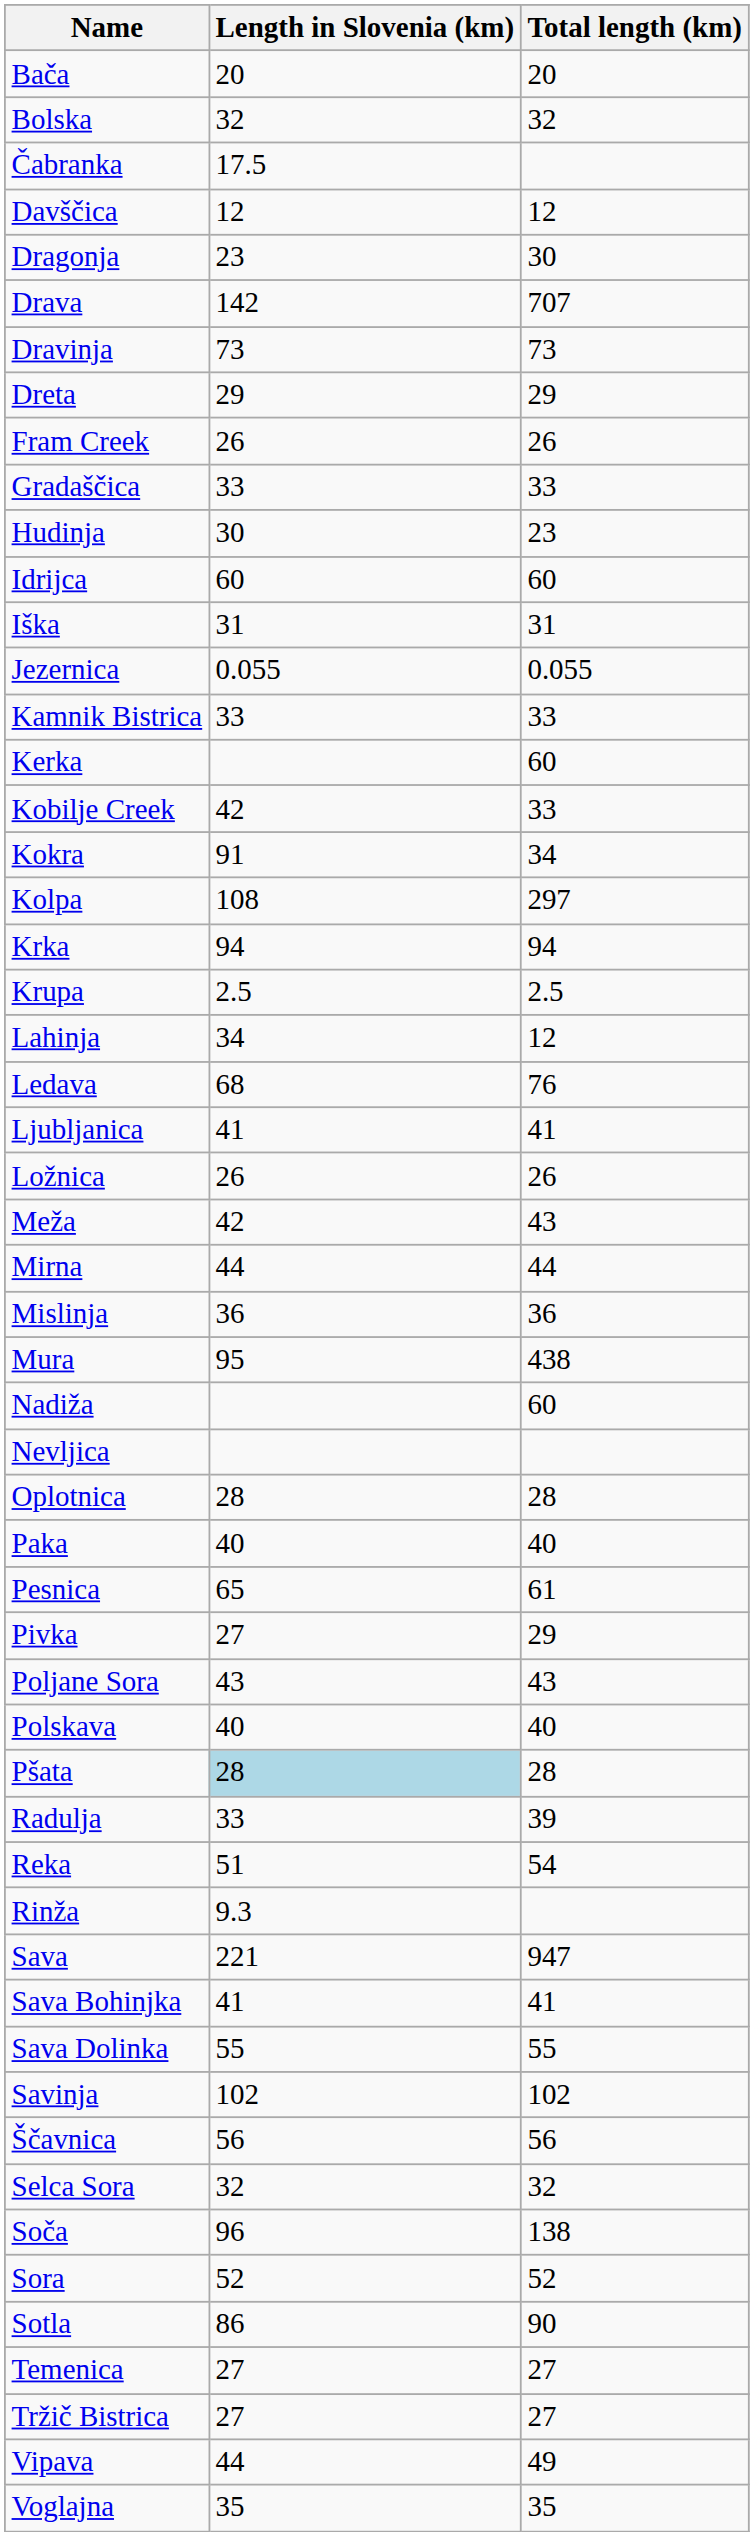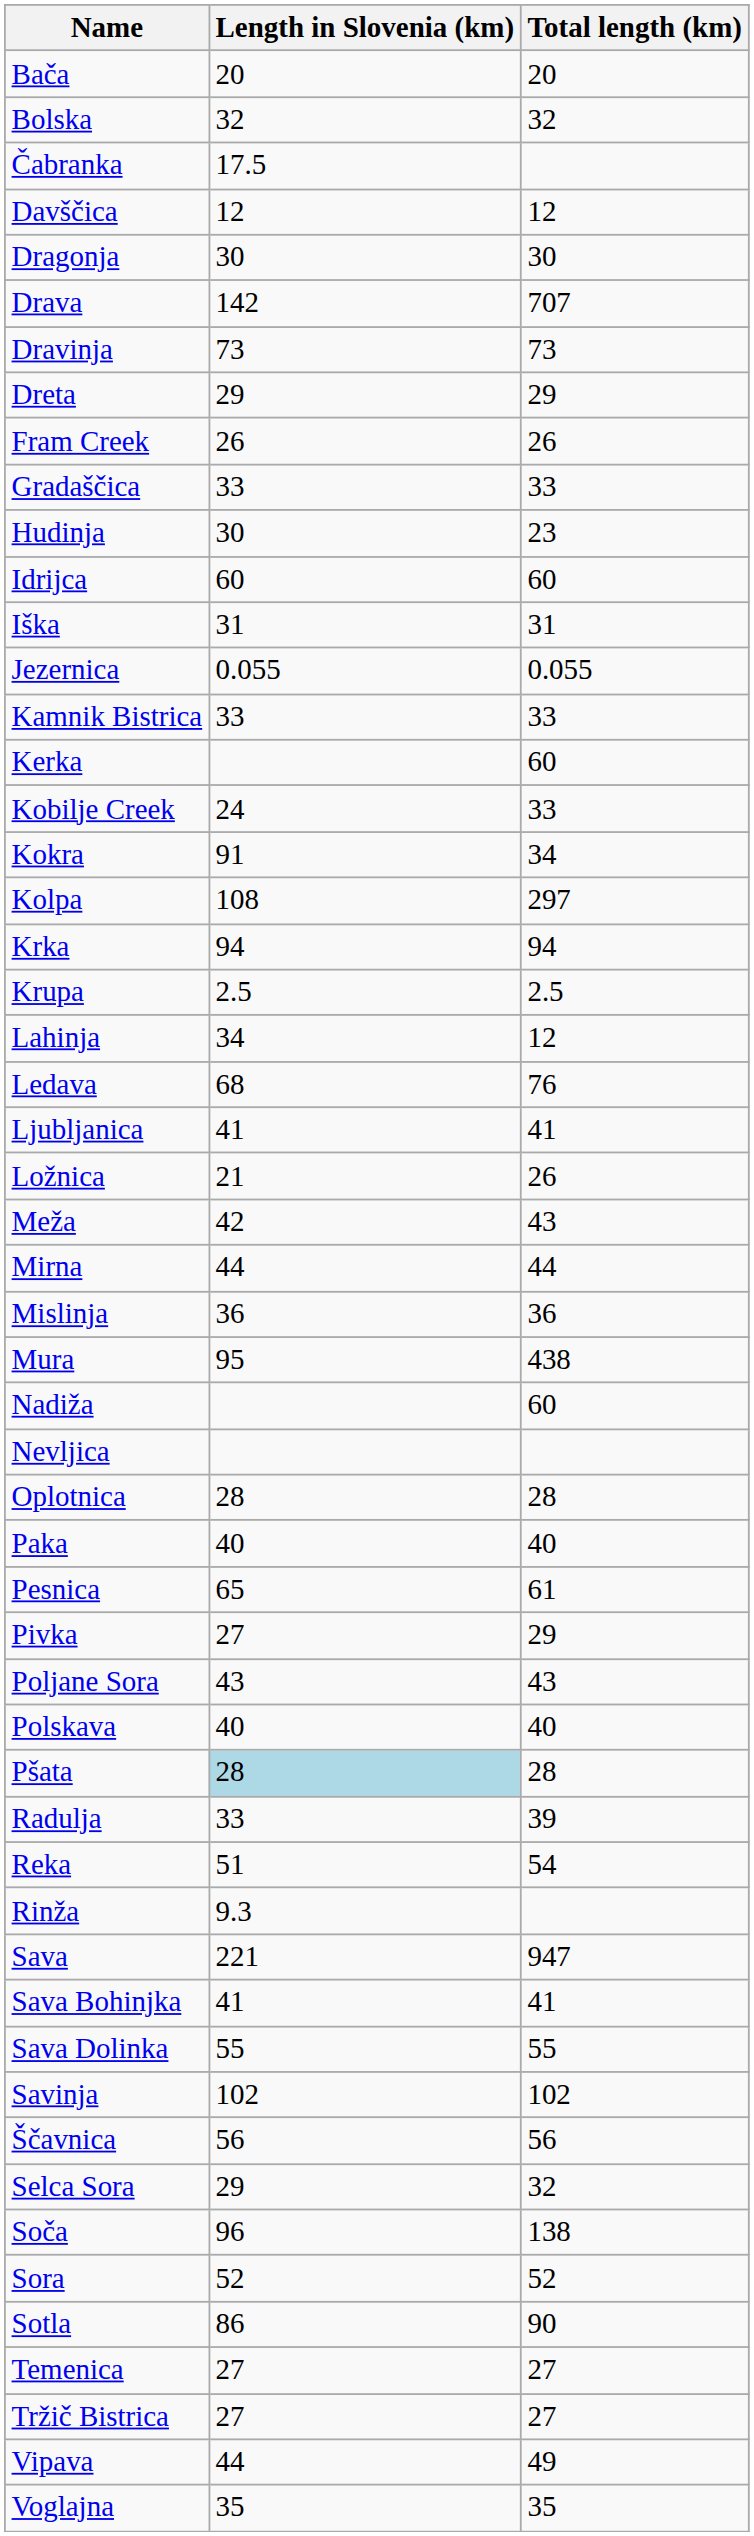(230, 257) 23 -> (230, 257) 30
(230, 808) 42 -> (230, 808) 24
(230, 1175) 26 -> (230, 1175) 21
(230, 2186) 32 -> (230, 2186) 29
